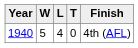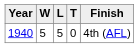(60, 33) 4 -> (60, 33) 5
